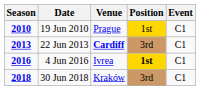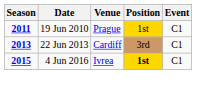(21, 29) 2010 -> (21, 29) 2011
(109, 45) bold -> (107, 45) normal
(21, 61) 2016 -> (21, 61) 2015
- row: (64, 77)
